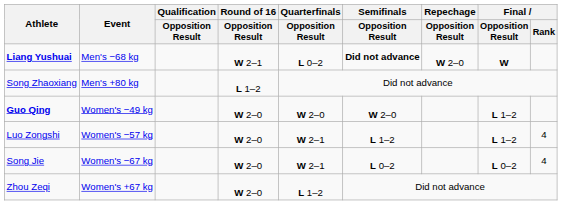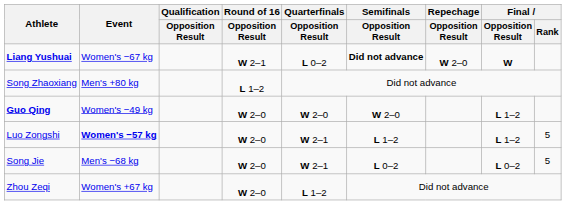(110, 57) Men's −68 kg -> (117, 57) Women's −67 kg
(117, 135) normal -> (119, 135) bold
(544, 135) 4 -> (547, 135) 5
(117, 161) Women's −67 kg -> (110, 161) Men's −68 kg
(544, 161) 4 -> (547, 161) 5
